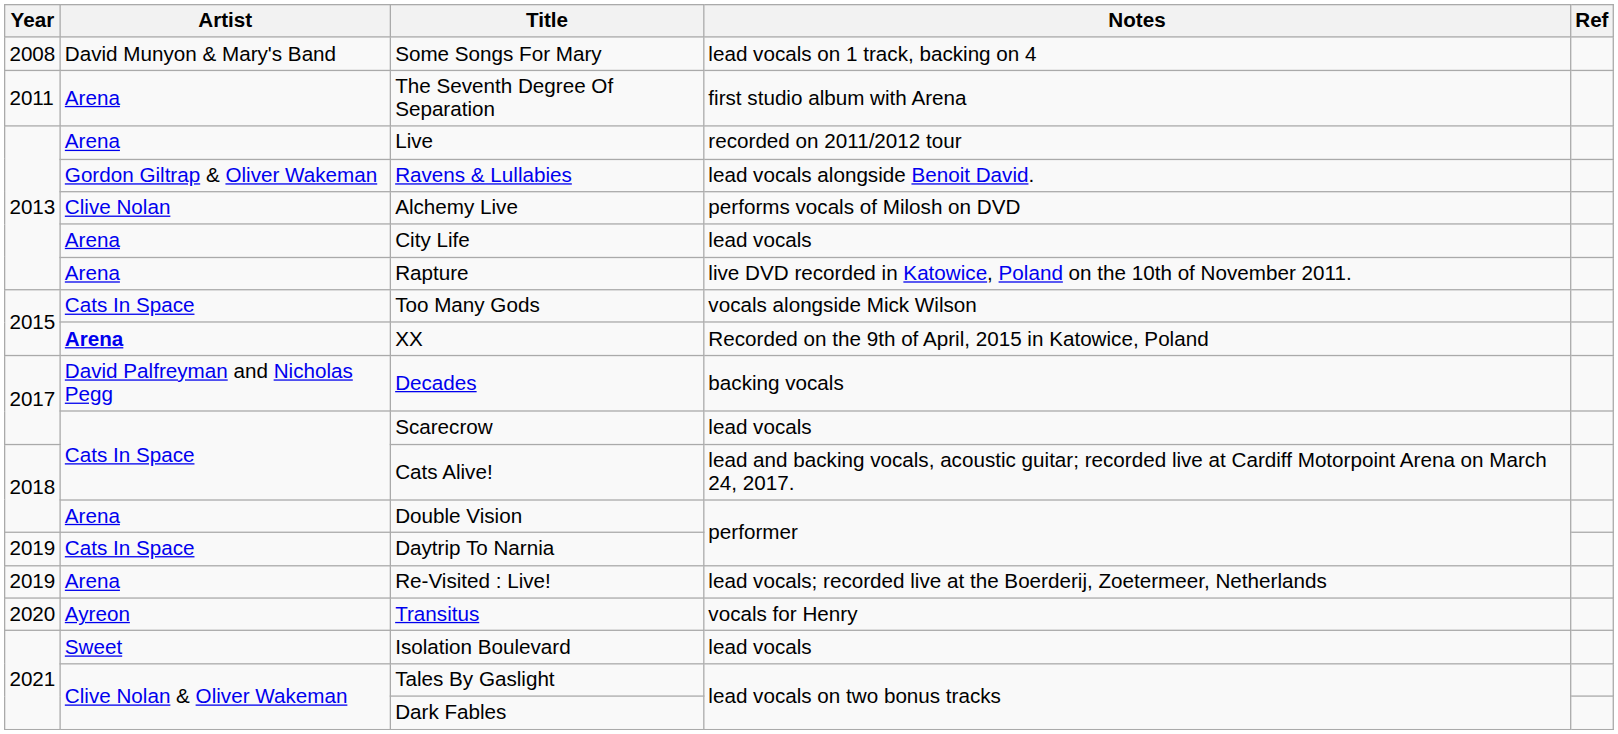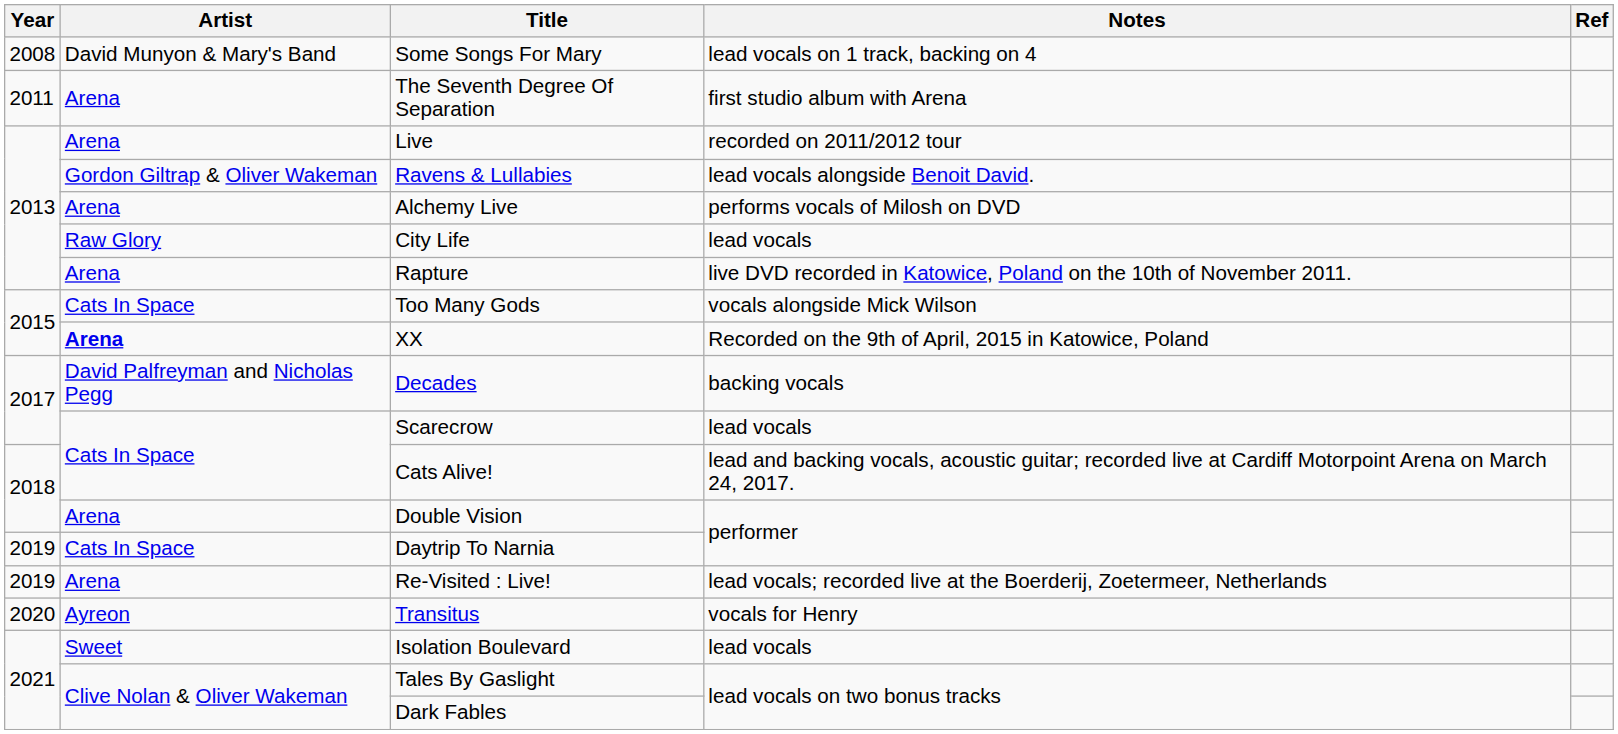(118, 207) Clive Nolan -> (92, 207) Arena
(92, 240) Arena -> (113, 240) Raw Glory
